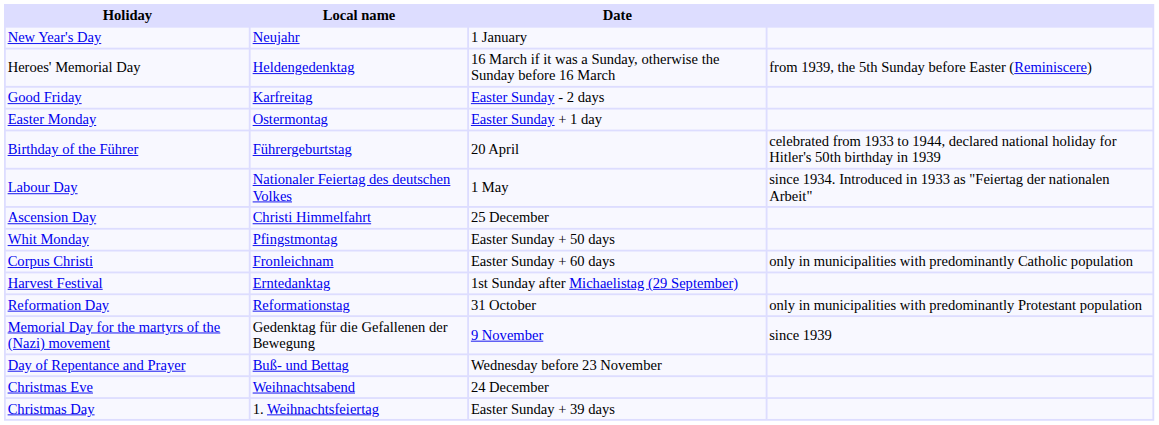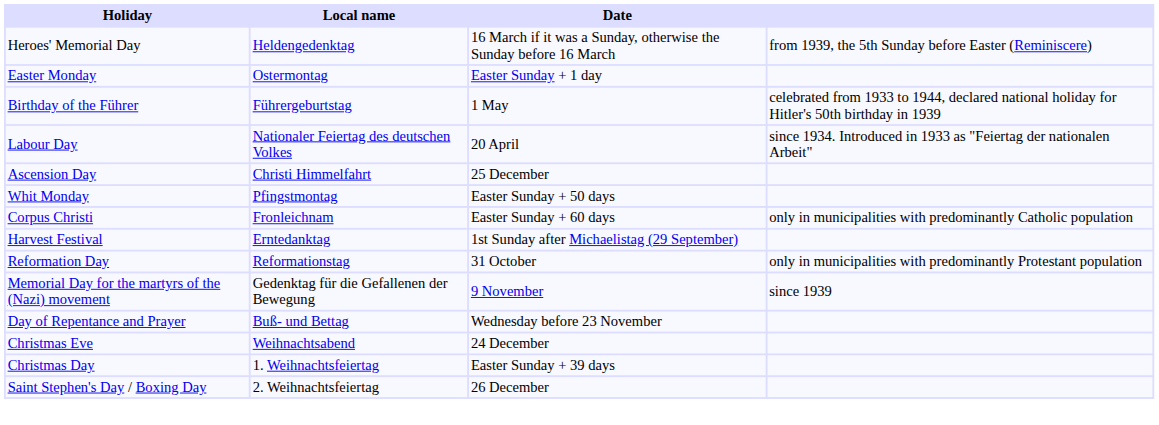- row: (54, 37)
- row: (45, 97)
(495, 149) 20 April -> (490, 105) 1 May
(490, 187) 1 May -> (495, 144) 20 April
+ row: (107, 387)
